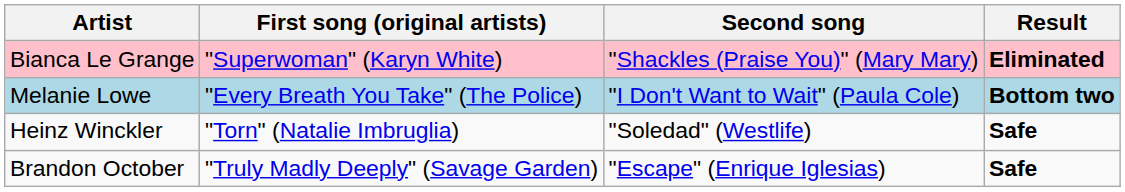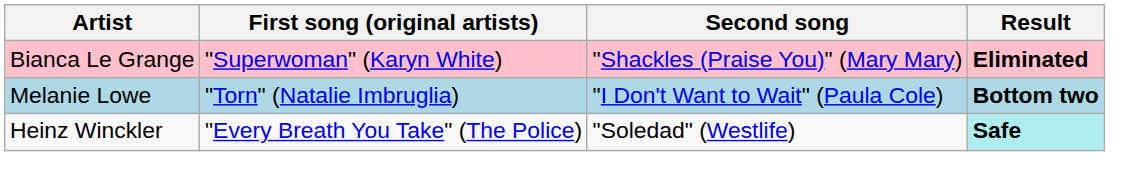(393, 95) "Every Breath You Take" (The Police) -> (332, 95) "Torn" (Natalie Imbruglia)
(332, 131) "Torn" (Natalie Imbruglia) -> (393, 131) "Every Breath You Take" (The Police)
(1013, 131) no background -> (997, 131) paleturquoise background
- row: (97, 167)
